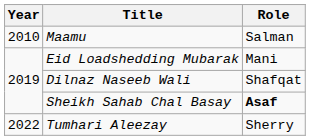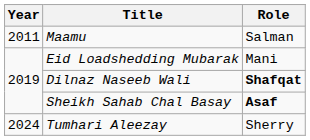(24, 37) 2010 -> (24, 37) 2011
(274, 81) normal -> (274, 81) bold
(24, 125) 2022 -> (24, 125) 2024
